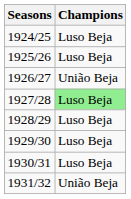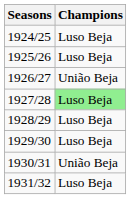(85, 162) Luso Beja -> (88, 162) União Beja
(88, 183) União Beja -> (85, 183) Luso Beja
